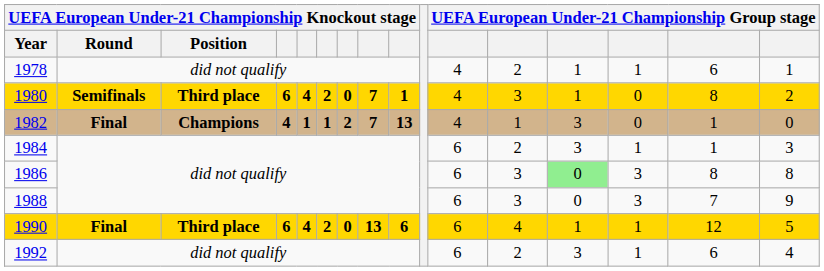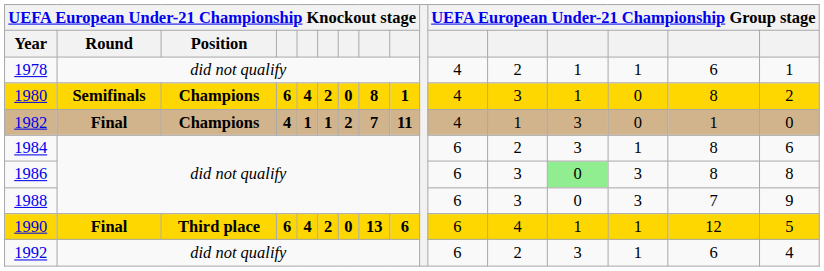(218, 95) Third place -> (219, 95) Champions
(373, 95) 7 -> (374, 95) 8
(404, 122) 13 -> (405, 122) 11
(714, 148) 1 -> (714, 148) 8
(789, 148) 3 -> (789, 148) 6
